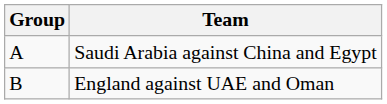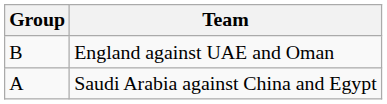rows swapped: (225, 51) <-> (204, 83)
